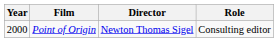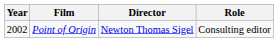(17, 29) 2000 -> (17, 29) 2002
